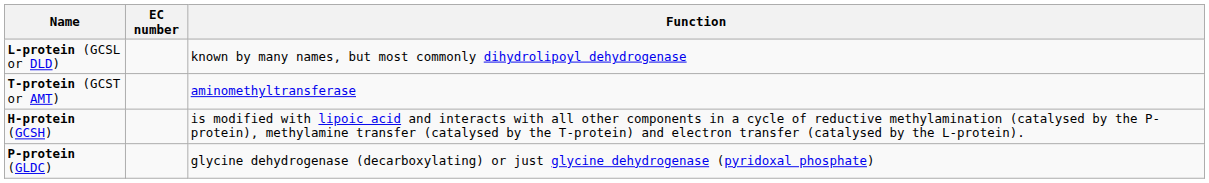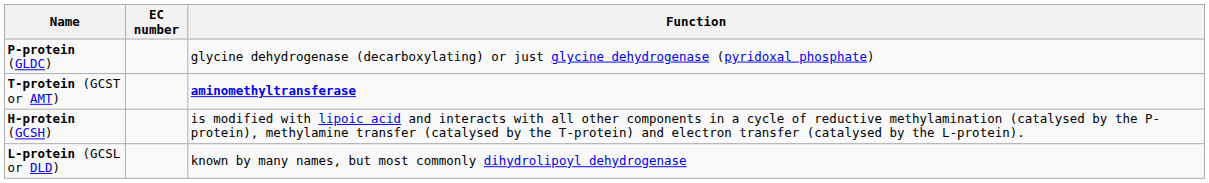rows swapped: (41, 161) <-> (64, 57)
(273, 91) normal -> (273, 91) bold
